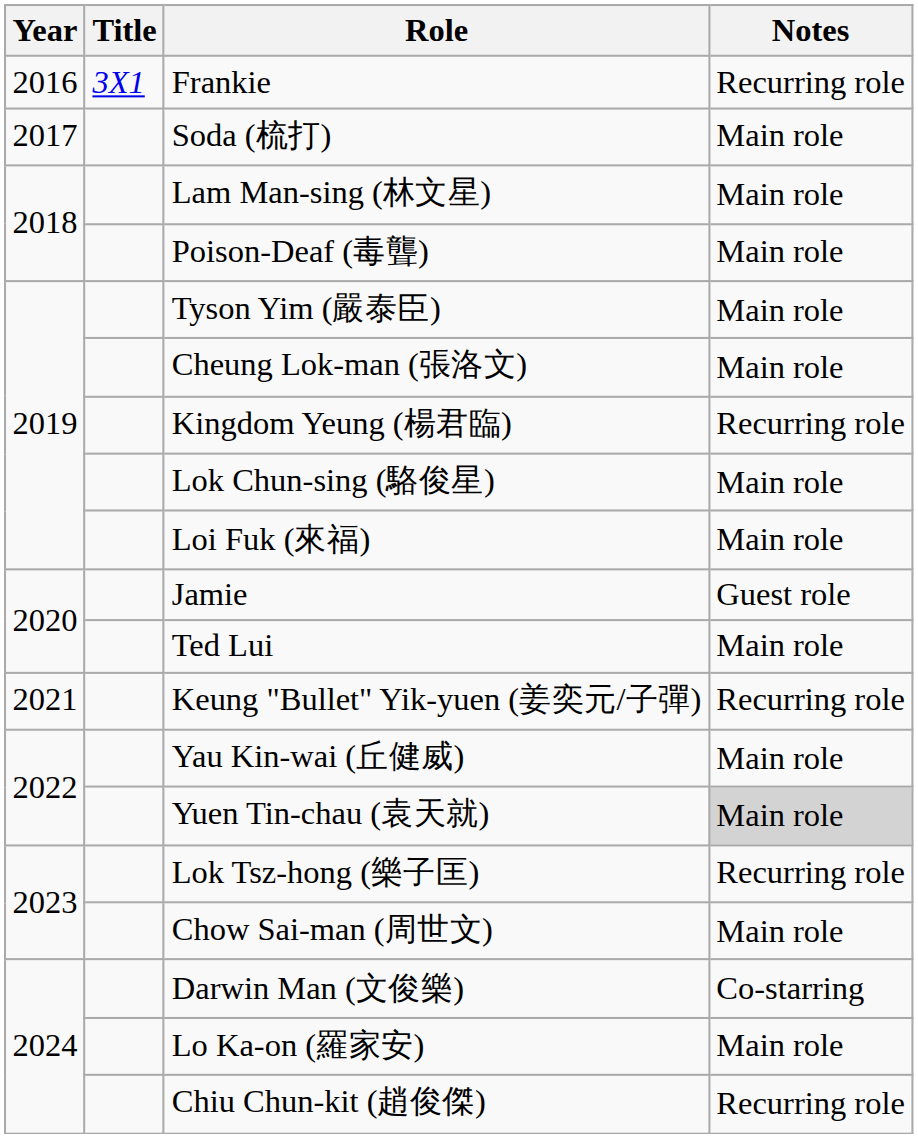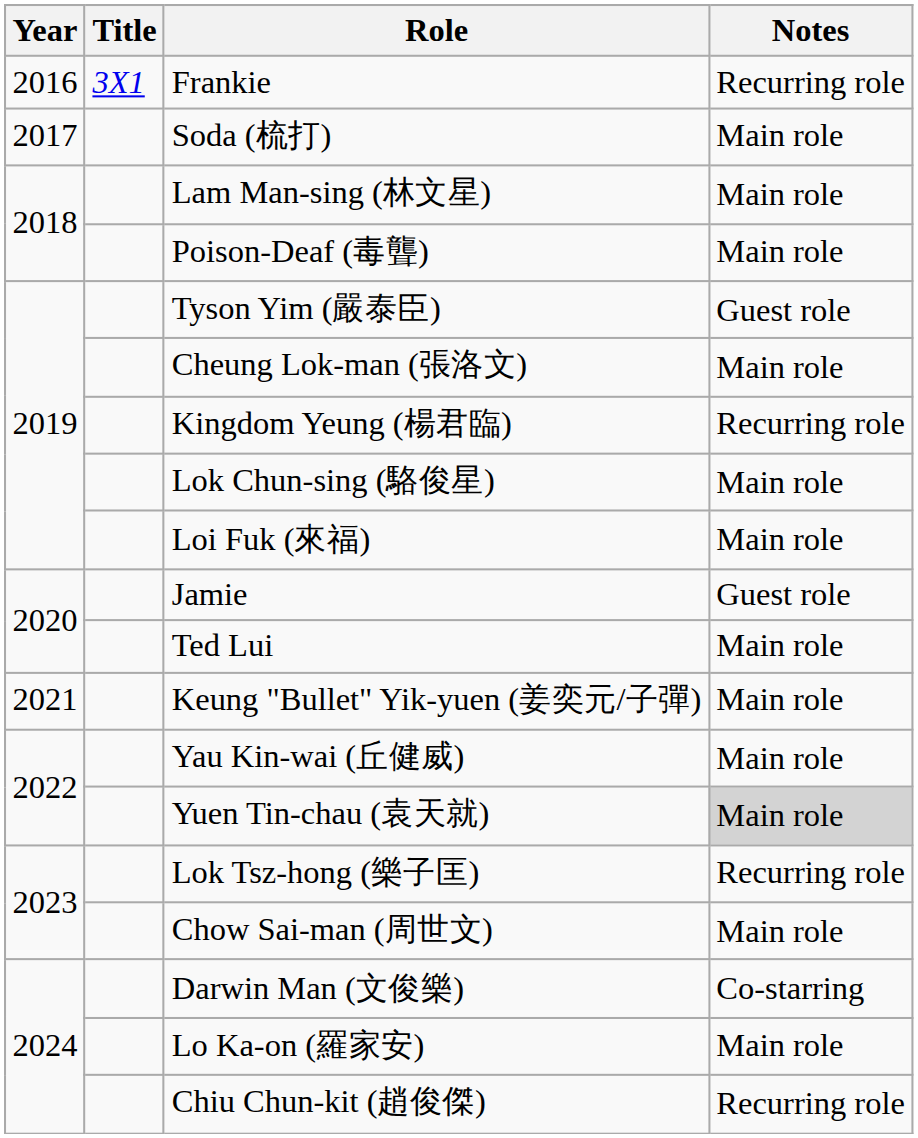(780, 309) Main role -> (784, 309) Guest role
(811, 700) Recurring role -> (780, 700) Main role
